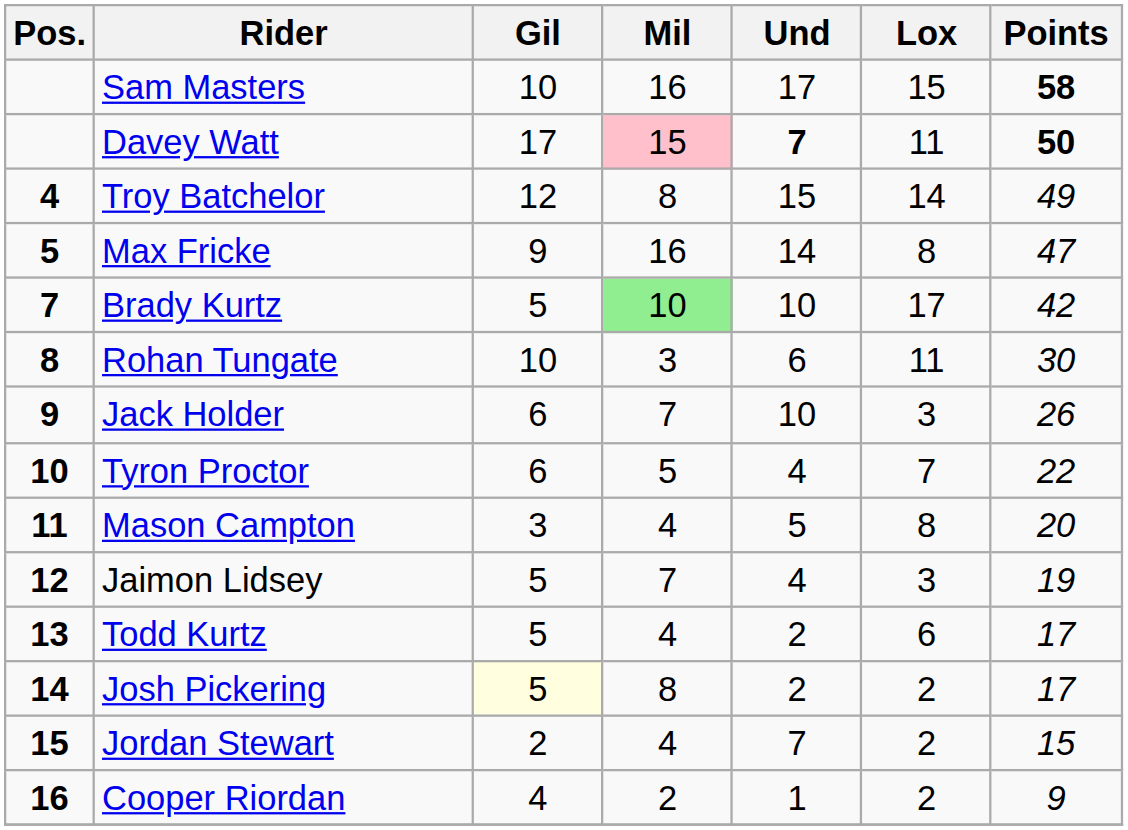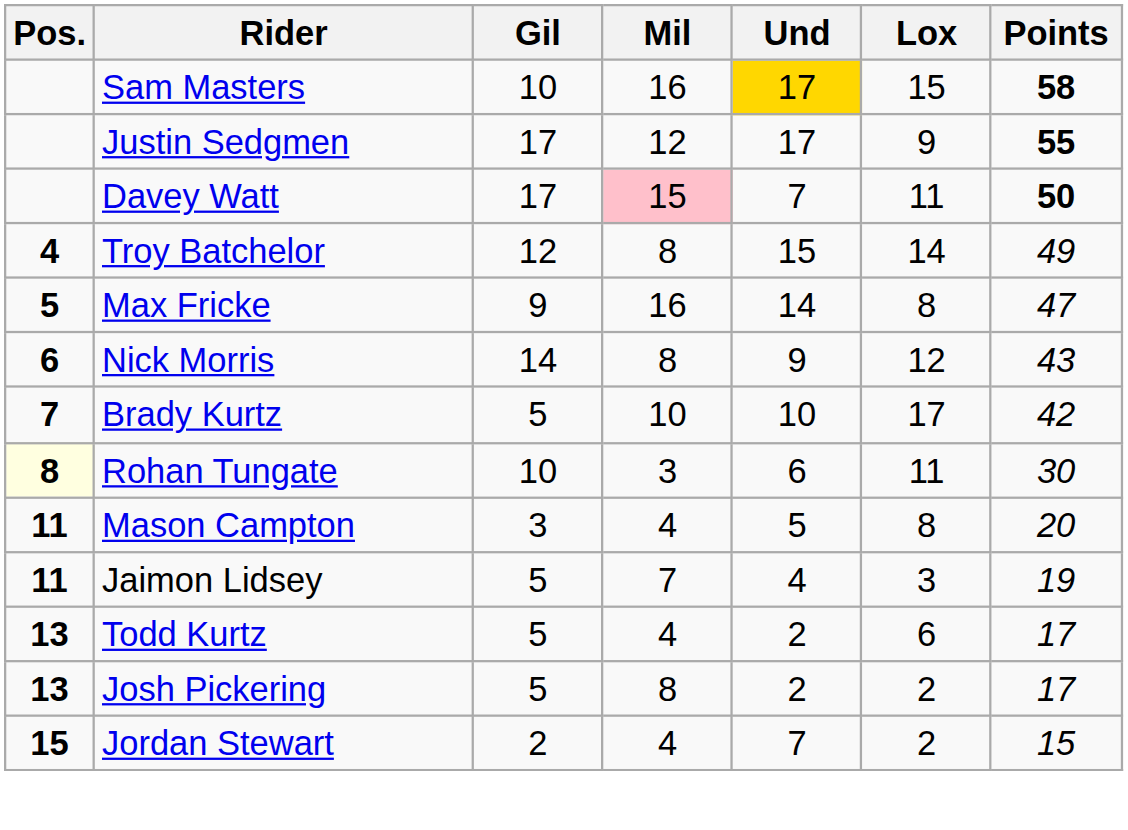(797, 87) no background -> (797, 87) gold background
+ row: (226, 142)
(797, 142) bold -> (797, 196) normal
+ row: (188, 360)
(668, 306) lightgreen background -> (668, 415) no background
(50, 360) no background -> (50, 470) lightyellow background
- row: (193, 415)
- row: (205, 470)
(50, 579) 12 -> (50, 579) 11
(50, 688) 14 -> (50, 688) 13
(538, 688) lightyellow background -> (538, 688) no background
- row: (224, 797)
